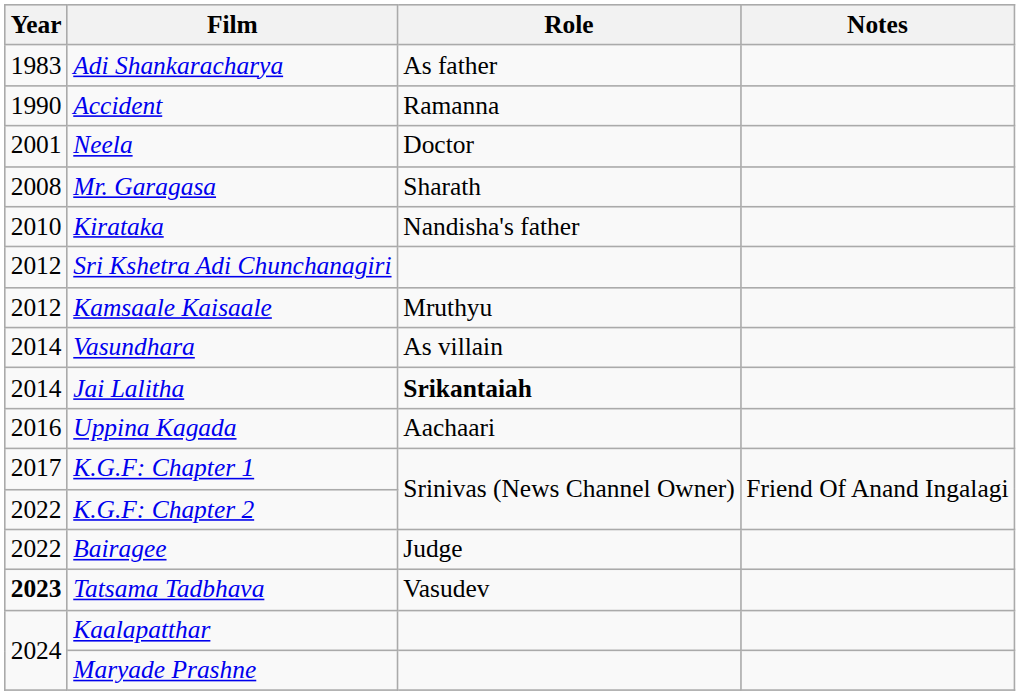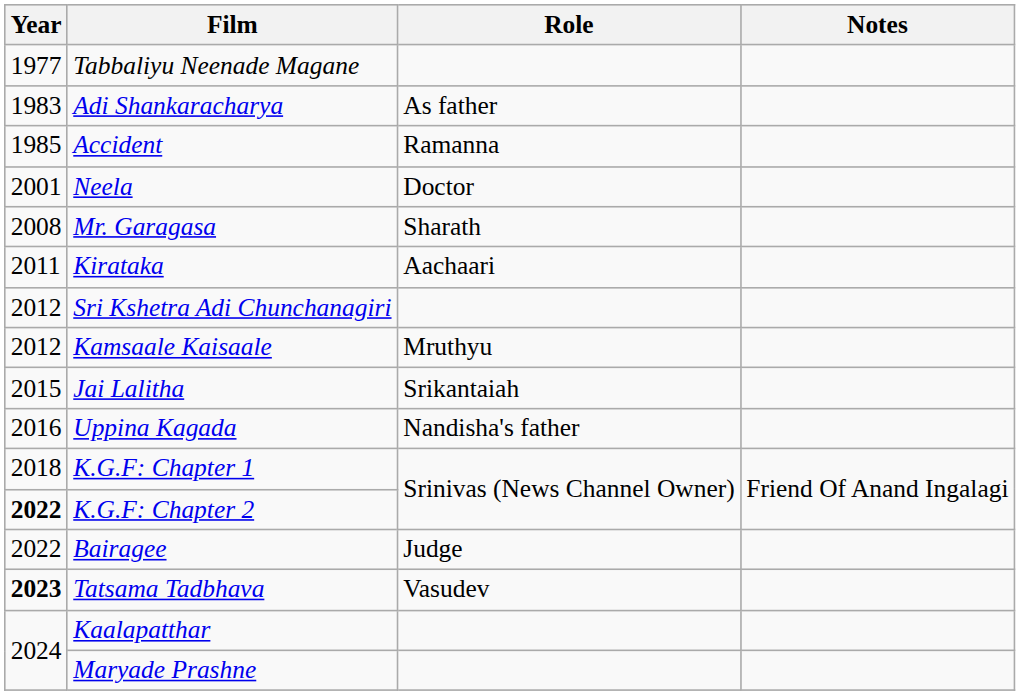+ row: (216, 65)
(36, 105) 1990 -> (36, 145) 1985
(36, 226) 2010 -> (36, 266) 2011
(491, 226) Nandisha's father -> (449, 266) Aachaari
- row: (134, 347)
(36, 387) 2014 -> (36, 387) 2015
(468, 387) bold -> (461, 387) normal
(449, 428) Aachaari -> (491, 428) Nandisha's father
(36, 468) 2017 -> (36, 468) 2018
(36, 508) normal -> (36, 508) bold
